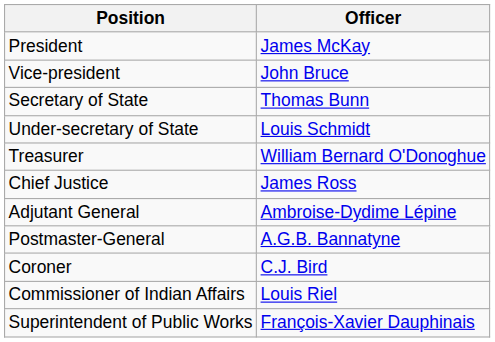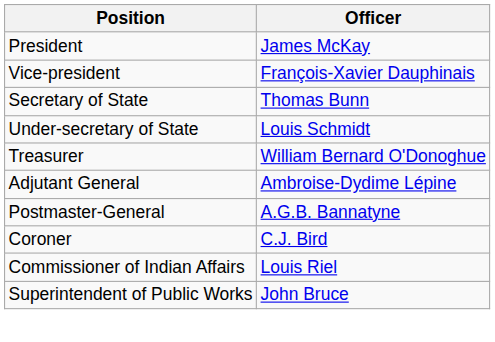(305, 73) John Bruce -> (368, 73) François-Xavier Dauphinais
- row: (58, 184)
(368, 322) François-Xavier Dauphinais -> (305, 294) John Bruce
